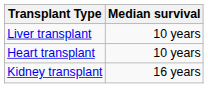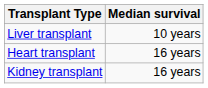(177, 53) 10 years -> (177, 53) 16 years
